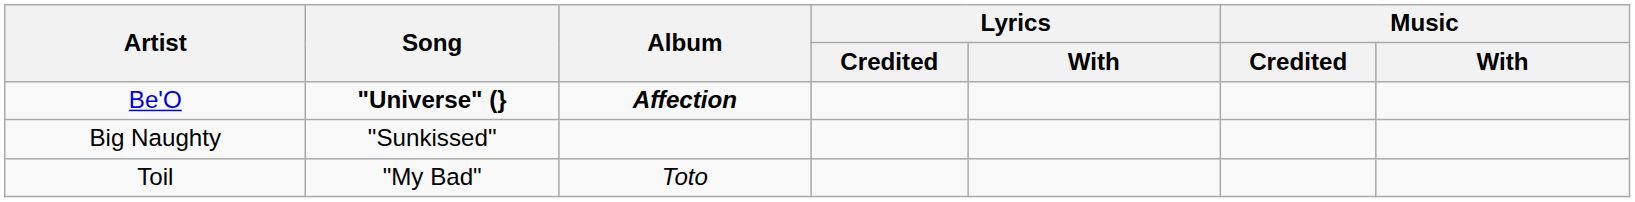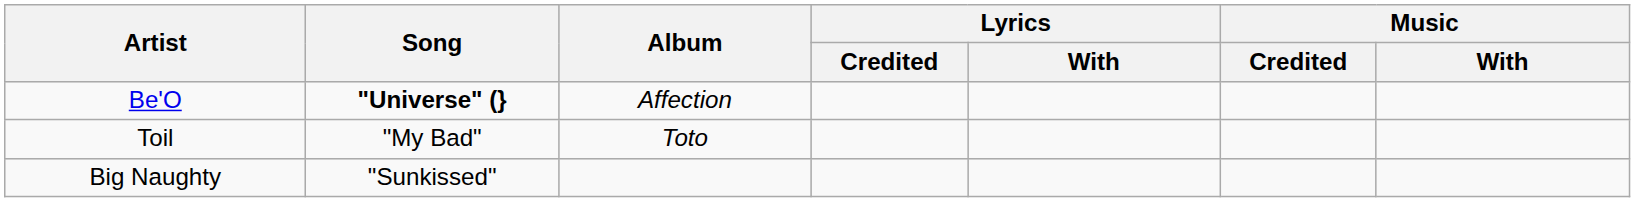(685, 100) bold -> (685, 100) normal
rows swapped: (155, 138) <-> (155, 176)
